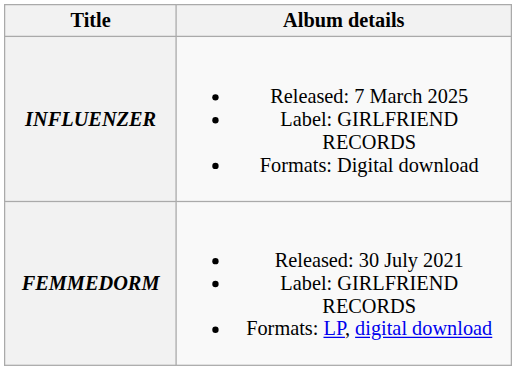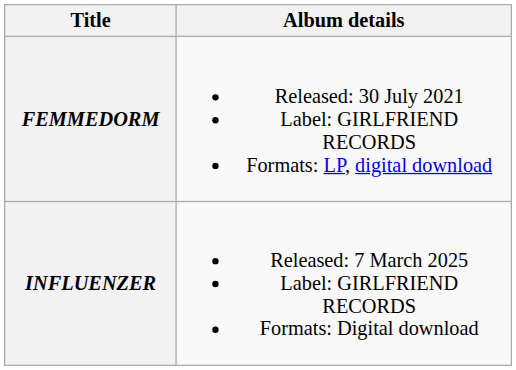rows swapped: (91, 283) <-> (91, 118)
